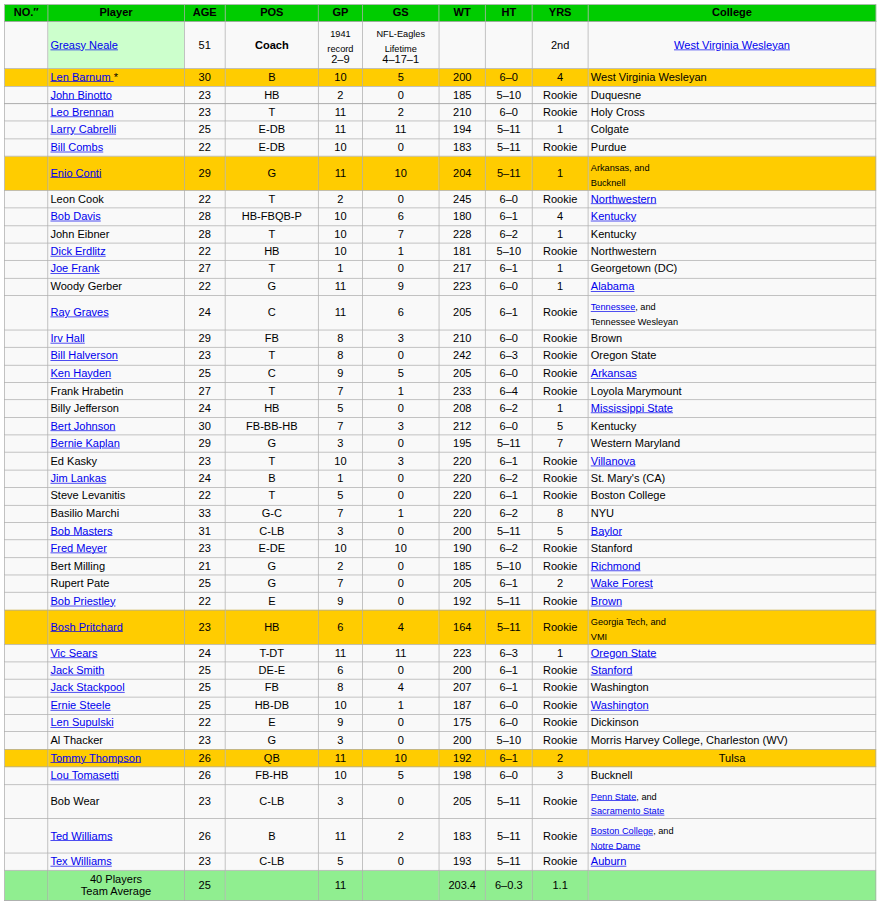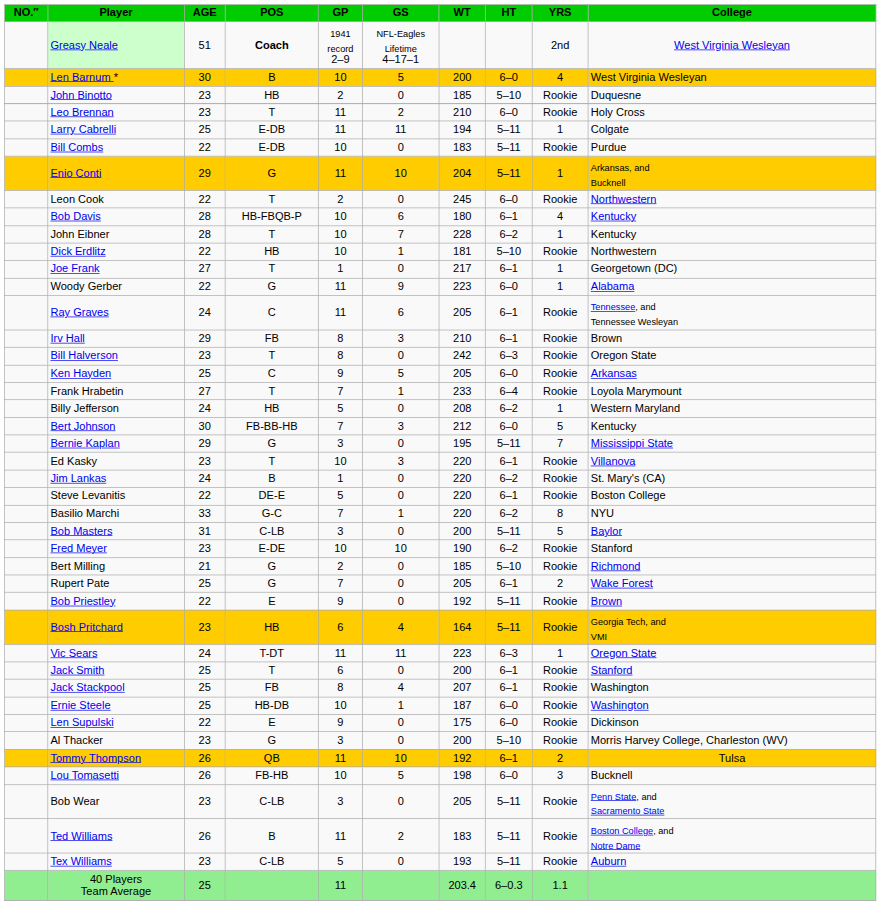(509, 338) 6–0 -> (509, 338) 6–1
(632, 408) Mississippi State -> (635, 408) Western Maryland
(635, 443) Western Maryland -> (632, 443) Mississippi State
(272, 496) T -> (272, 496) DE-E
(272, 670) DE-E -> (272, 670) T
